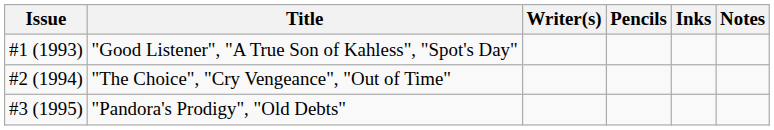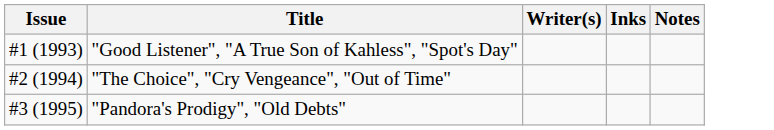- column: (639, 19)
